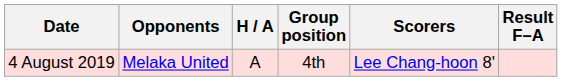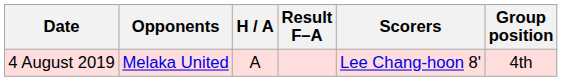columns swapped: (528, 27) <-> (314, 27)
